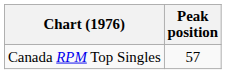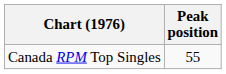(193, 56) 57 -> (193, 56) 55
